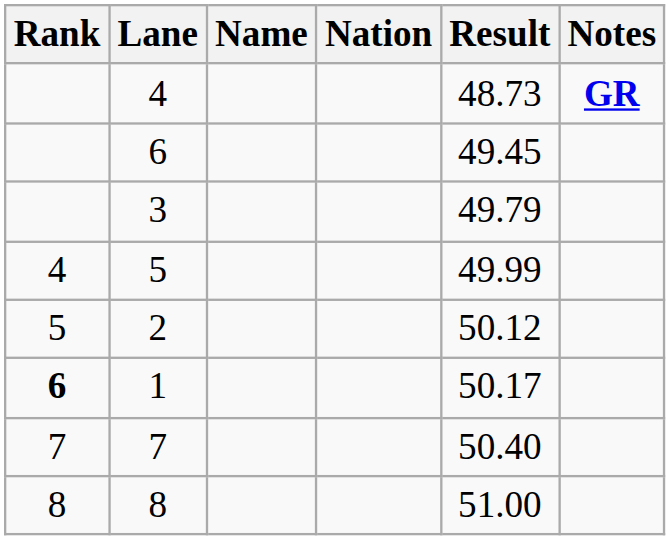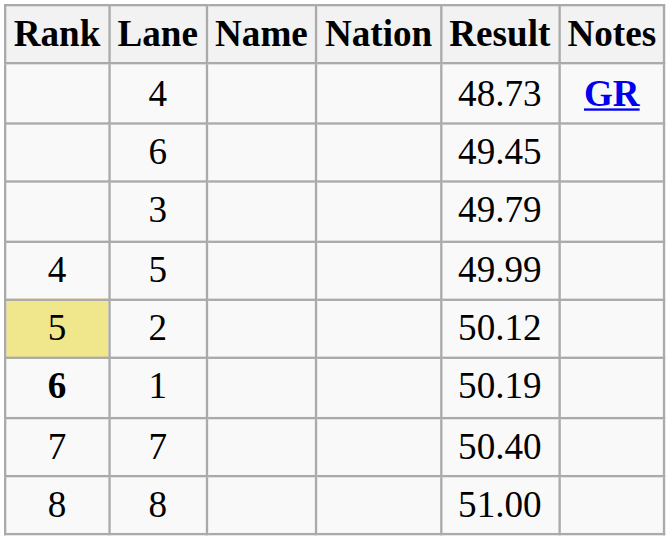(57, 328) no background -> (57, 328) khaki background
(500, 387) 50.17 -> (500, 387) 50.19
